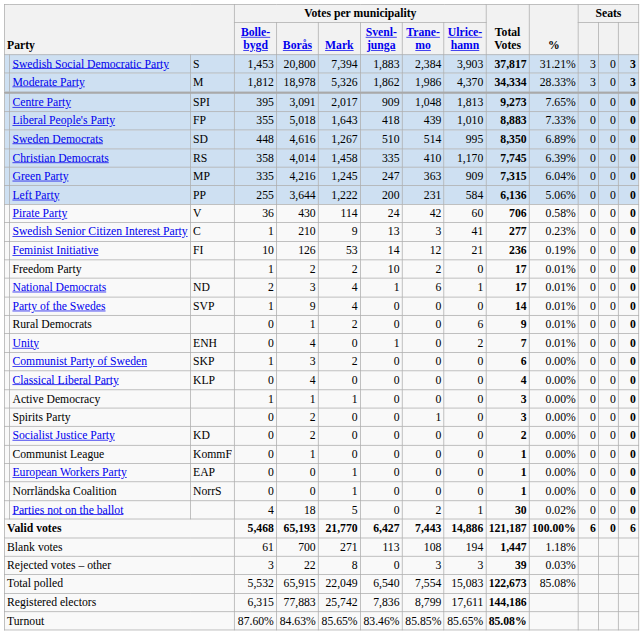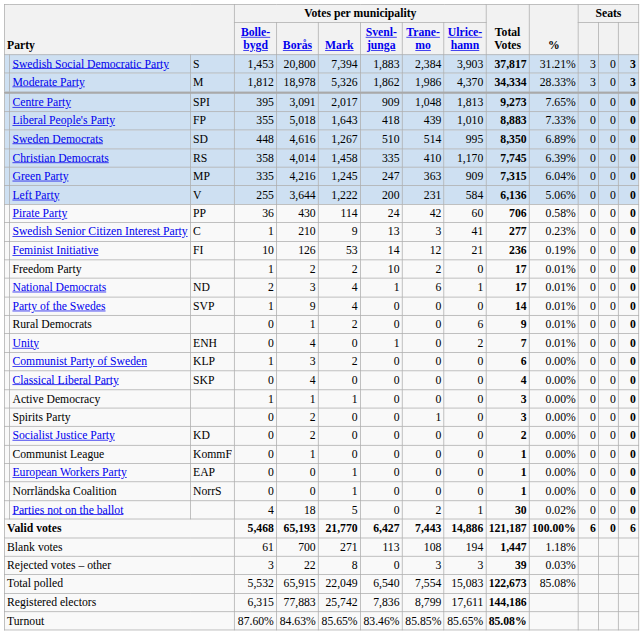(199, 195) PP -> (197, 195) V
(197, 213) V -> (199, 213) PP
(204, 361) SKP -> (204, 361) KLP
(204, 380) KLP -> (204, 380) SKP
